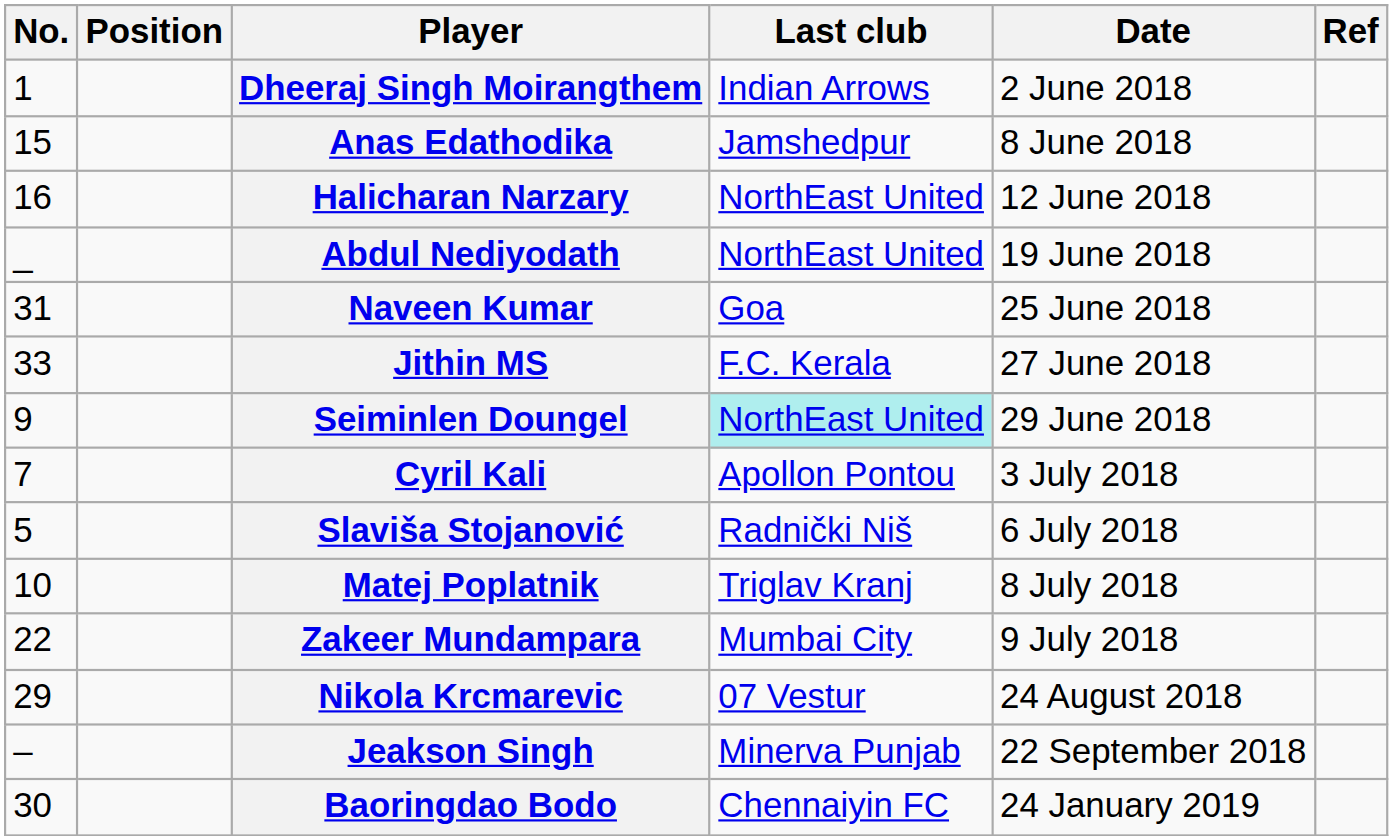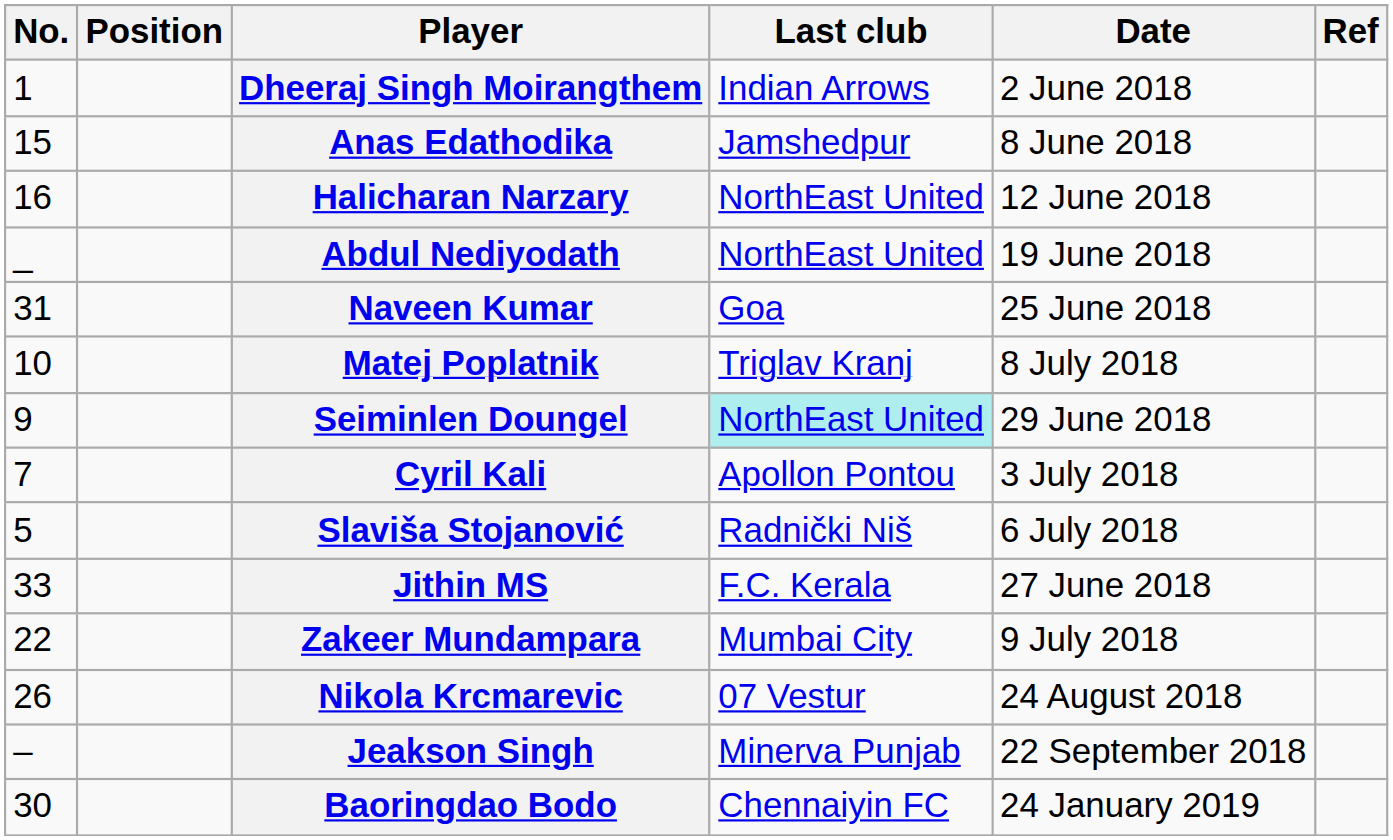rows swapped: (471, 364) <-> (471, 585)
(33, 695) 29 -> (33, 695) 26
